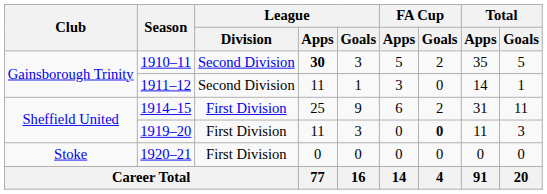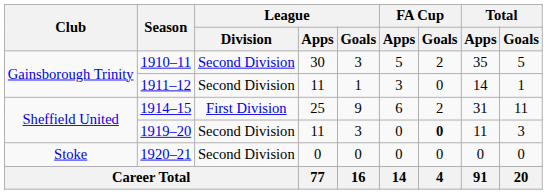(318, 62) bold -> (318, 62) normal
(246, 131) First Division -> (246, 131) Second Division
(246, 154) First Division -> (246, 154) Second Division
